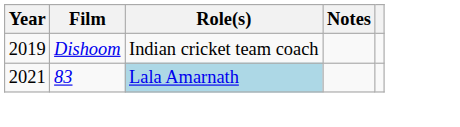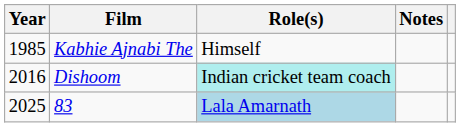+ row: (123, 48)
(27, 48) 2019 -> (27, 77) 2016
(224, 48) no background -> (296, 77) paleturquoise background
(27, 77) 2021 -> (27, 106) 2025
